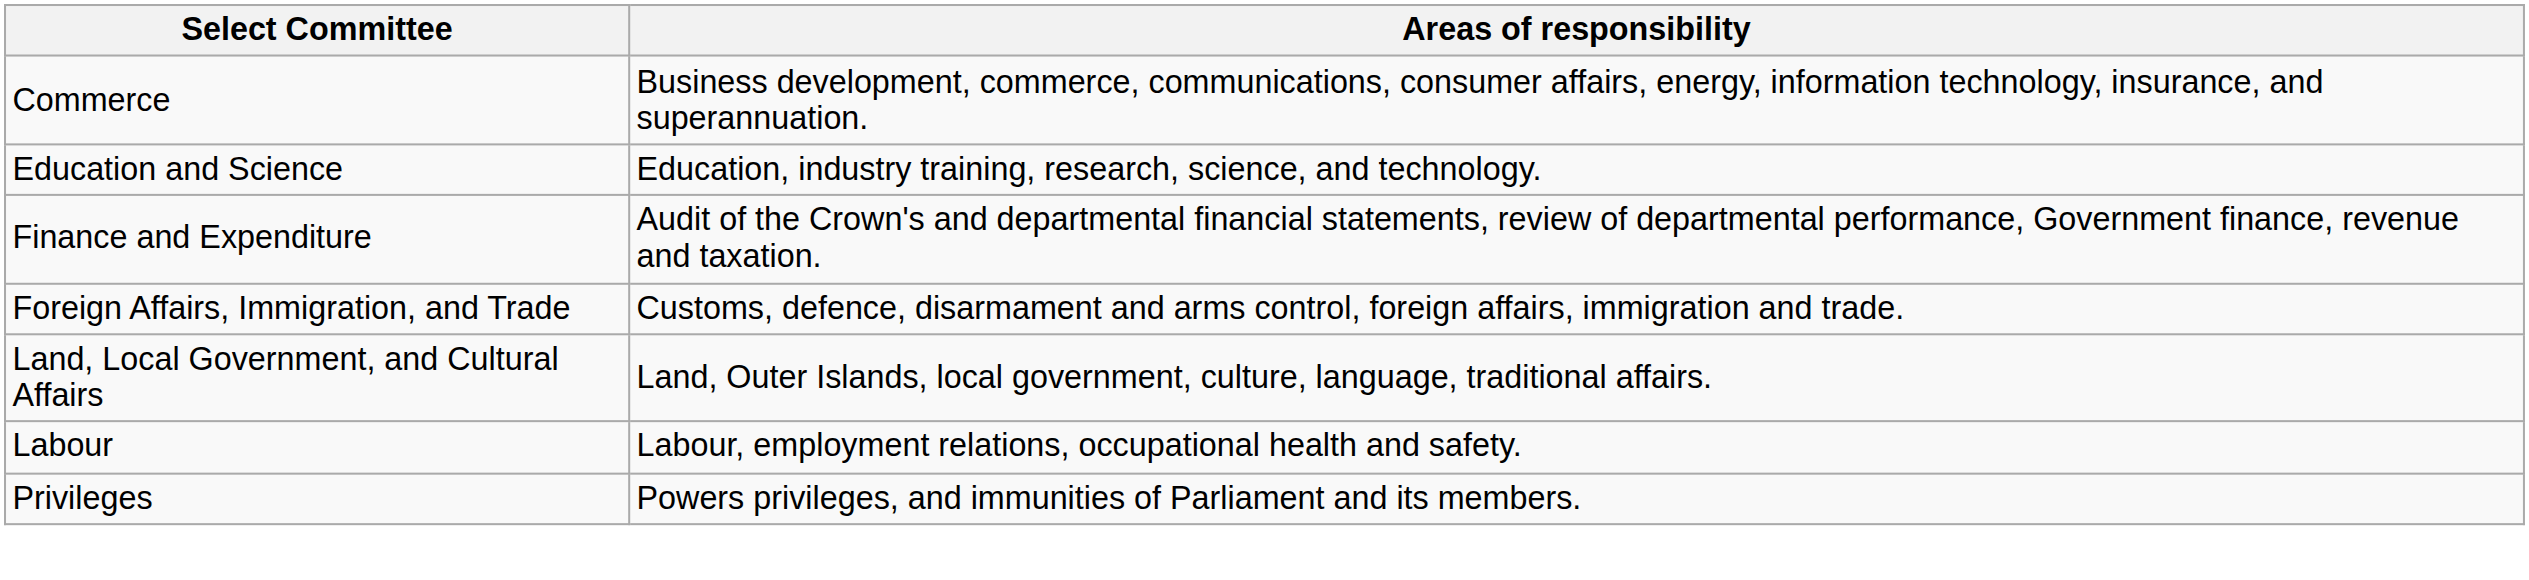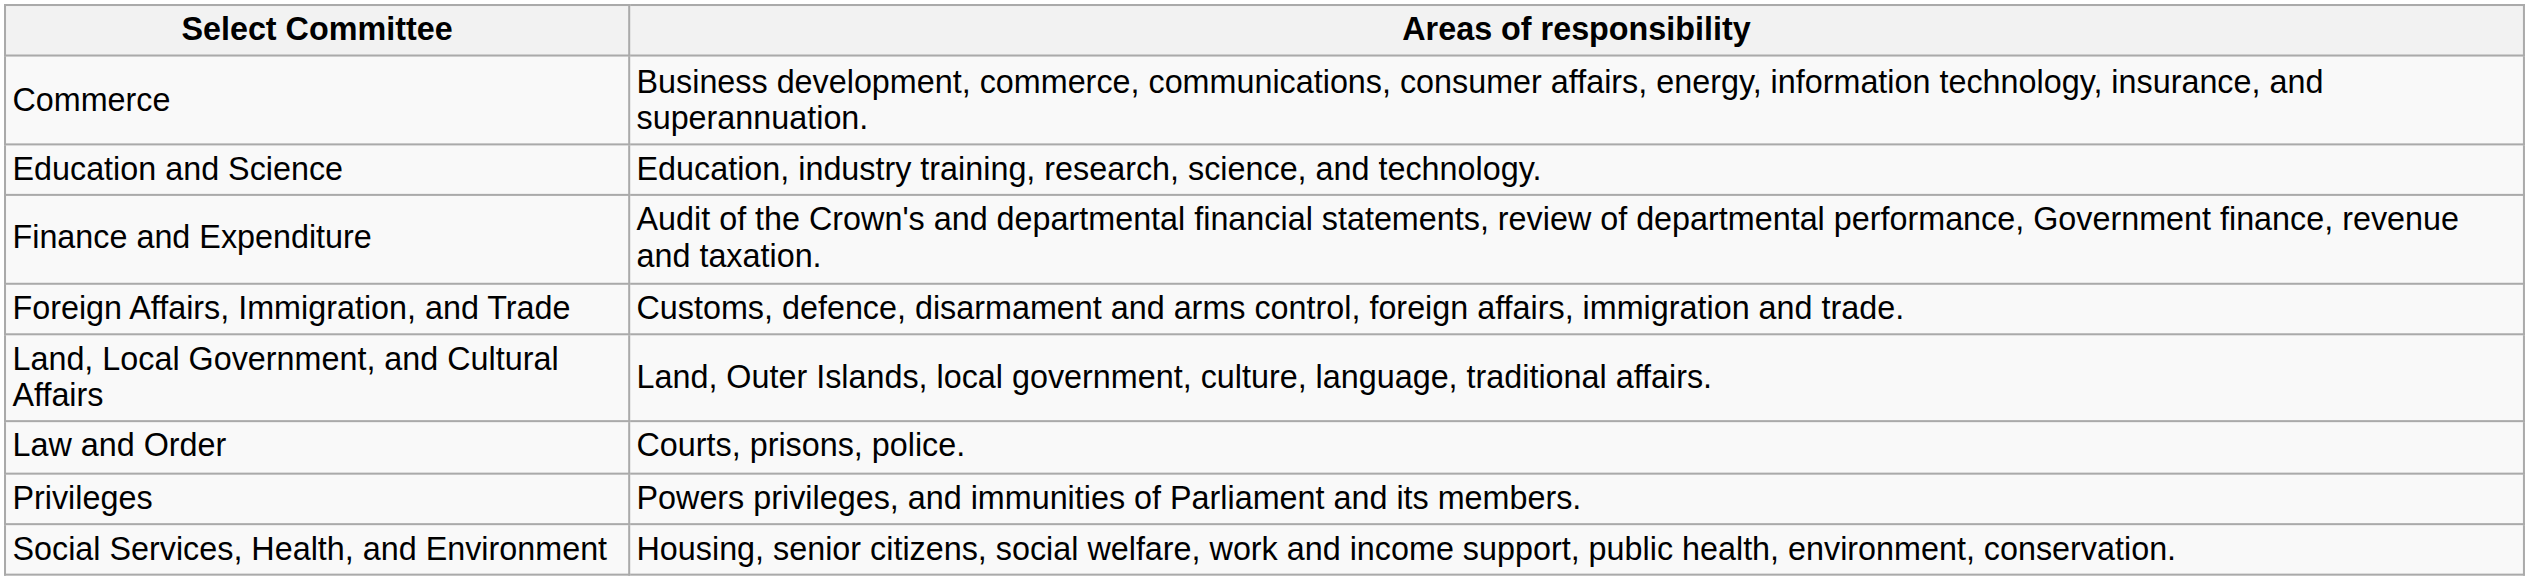+ row: (119, 446)
- row: (63, 446)
+ row: (310, 549)
